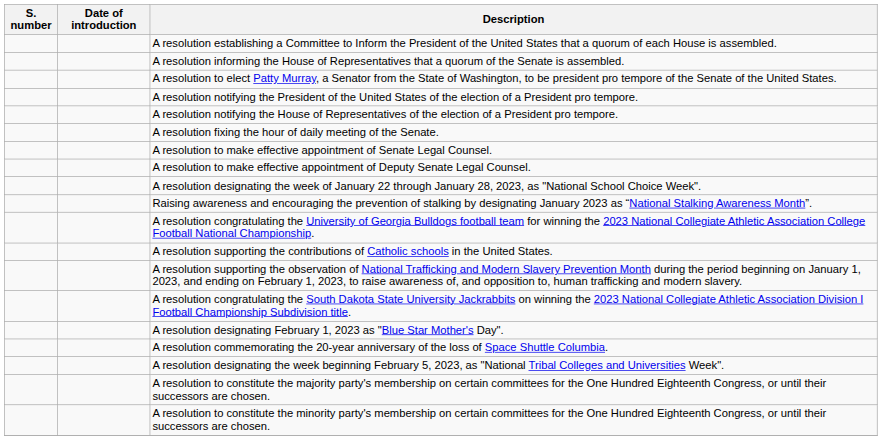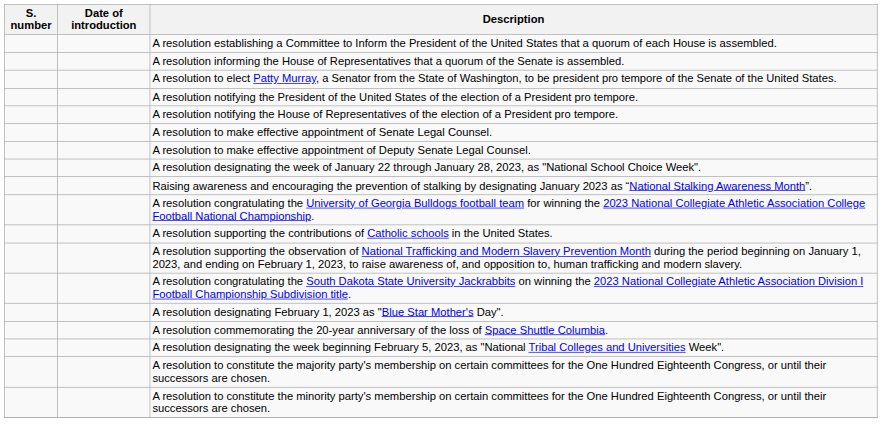- row: (296, 132)
